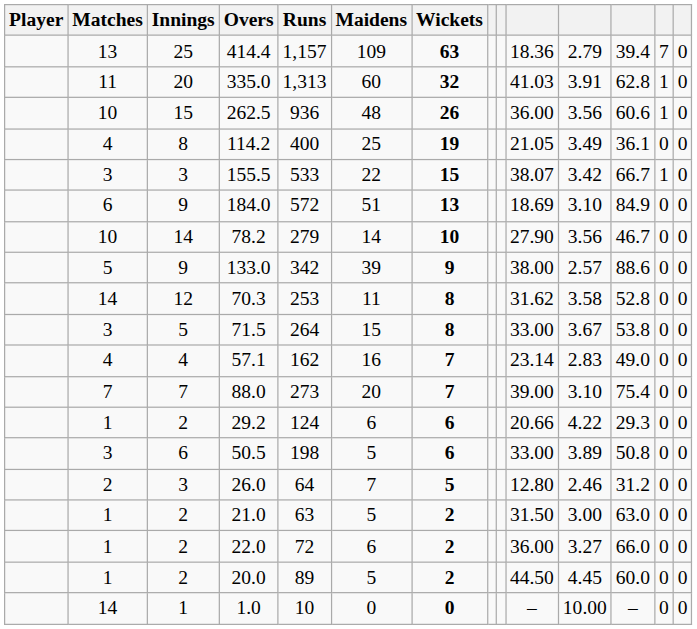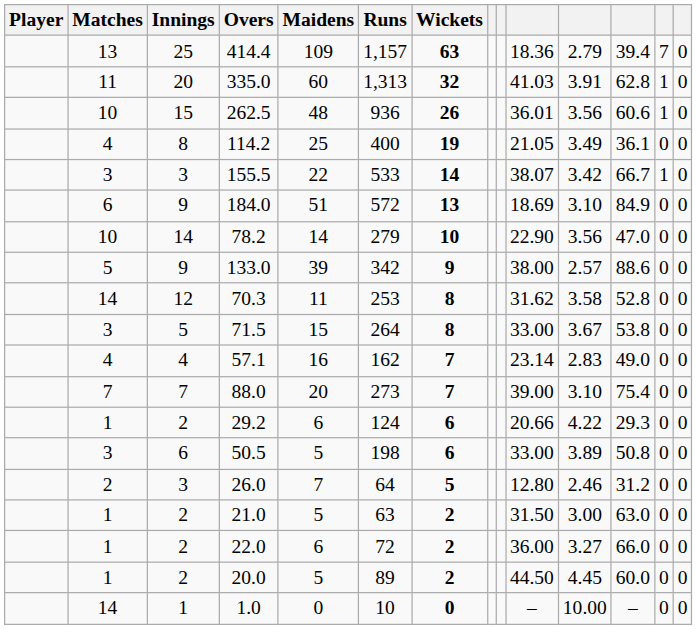columns swapped: (371, 19) <-> (305, 19)
(532, 112) 36.00 -> (532, 112) 36.01
(450, 174) 15 -> (450, 174) 14
(532, 236) 27.90 -> (532, 236) 22.90
(633, 236) 46.7 -> (633, 236) 47.0
